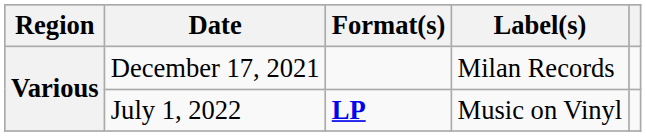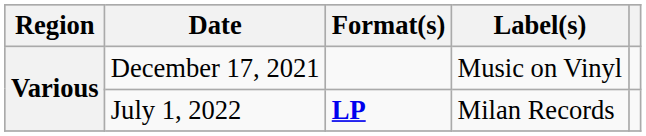(536, 67) Milan Records -> (540, 67) Music on Vinyl
(540, 109) Music on Vinyl -> (536, 109) Milan Records
